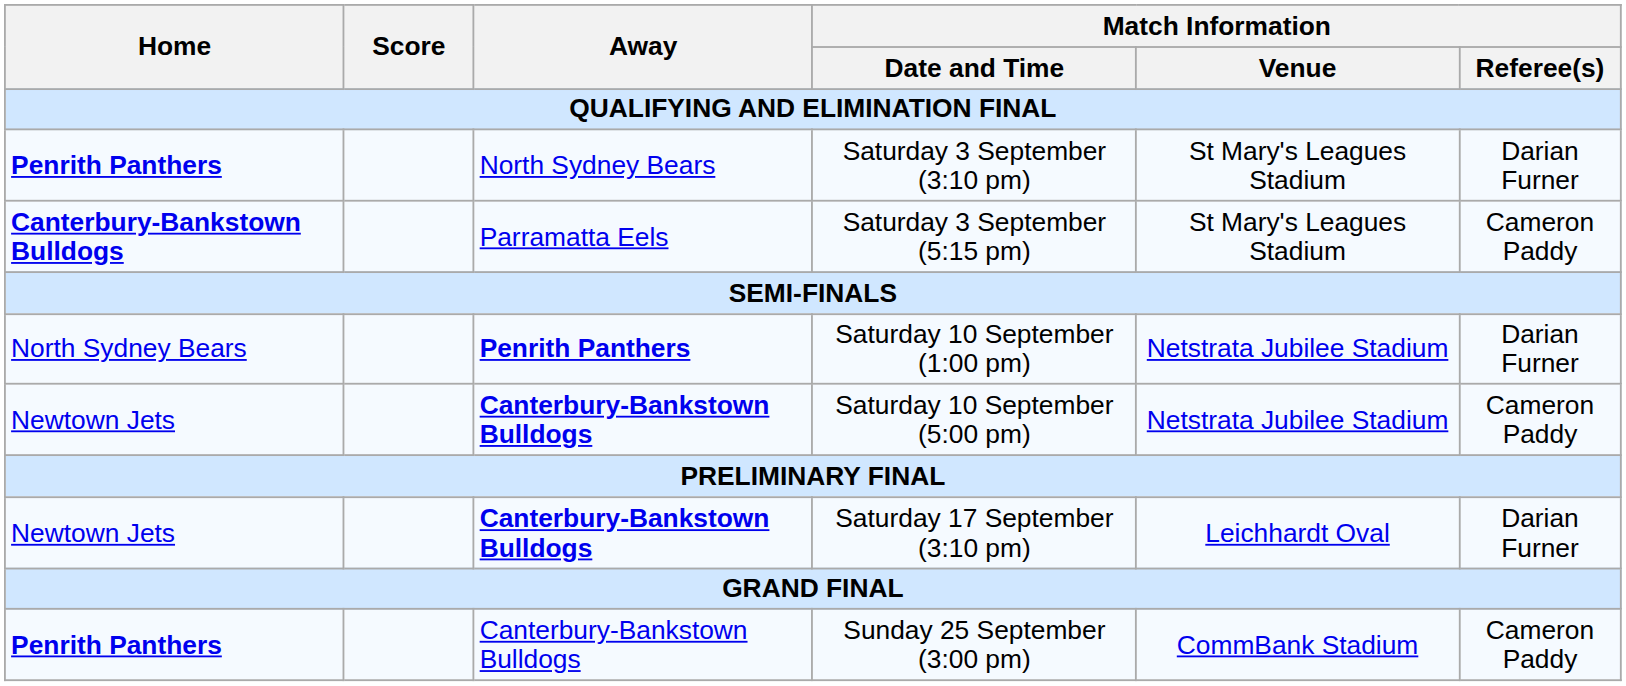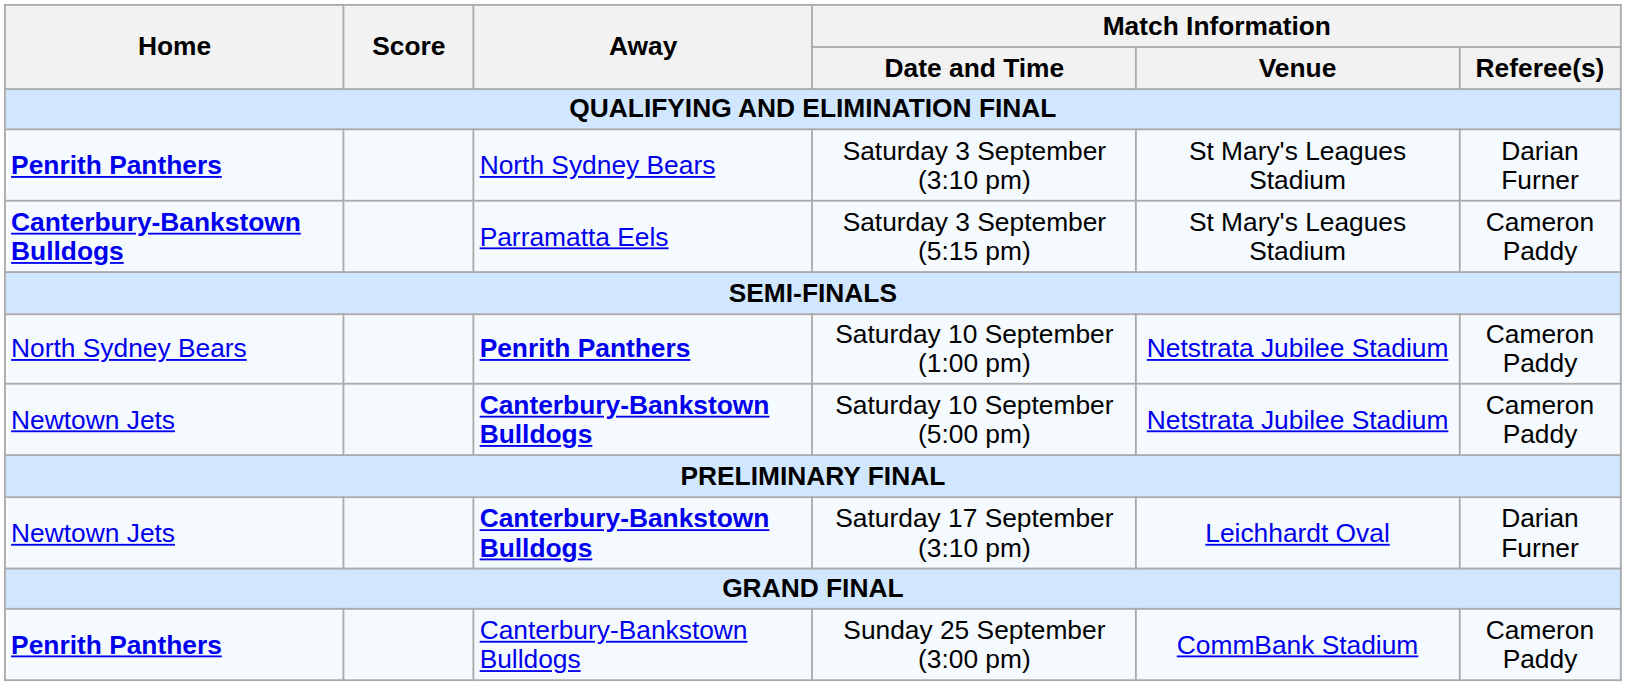(1540, 349) Darian Furner -> (1540, 349) Cameron Paddy
